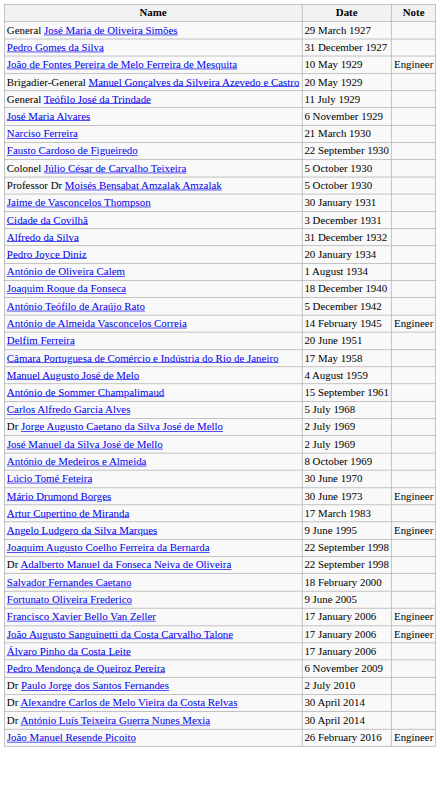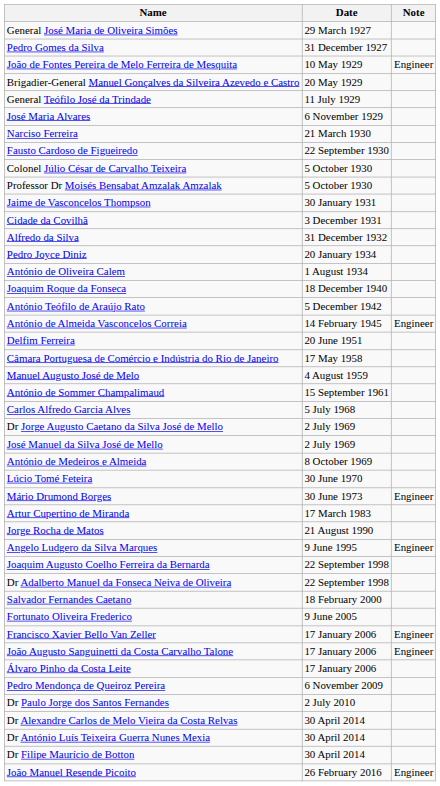+ row: (55, 530)
+ row: (71, 755)
